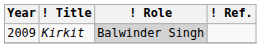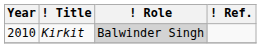(22, 34) 2009 -> (22, 34) 2010
